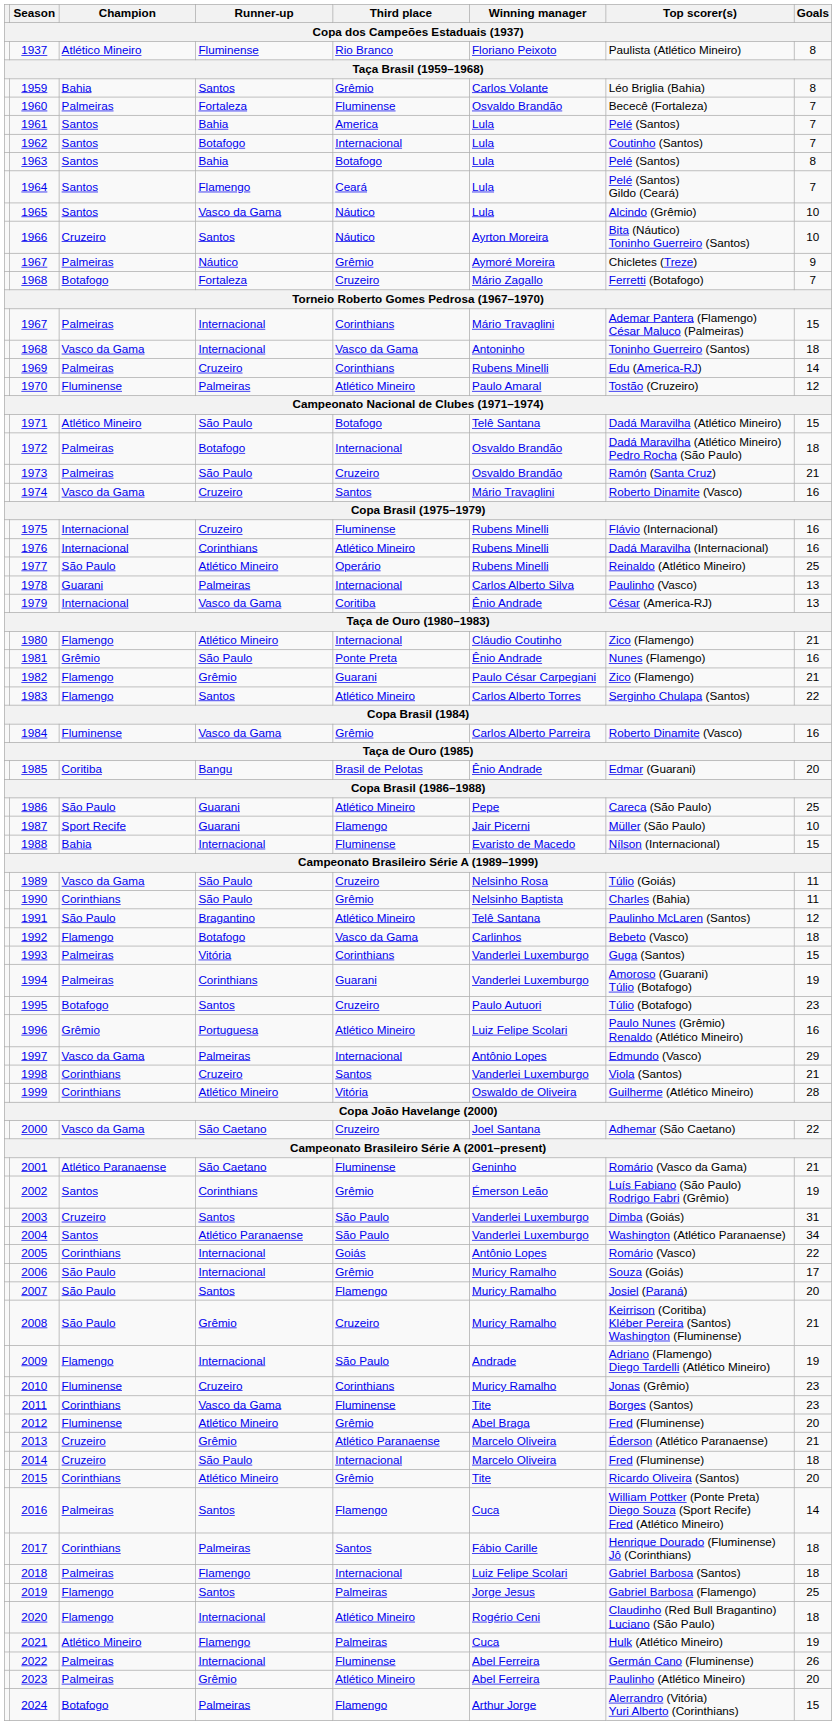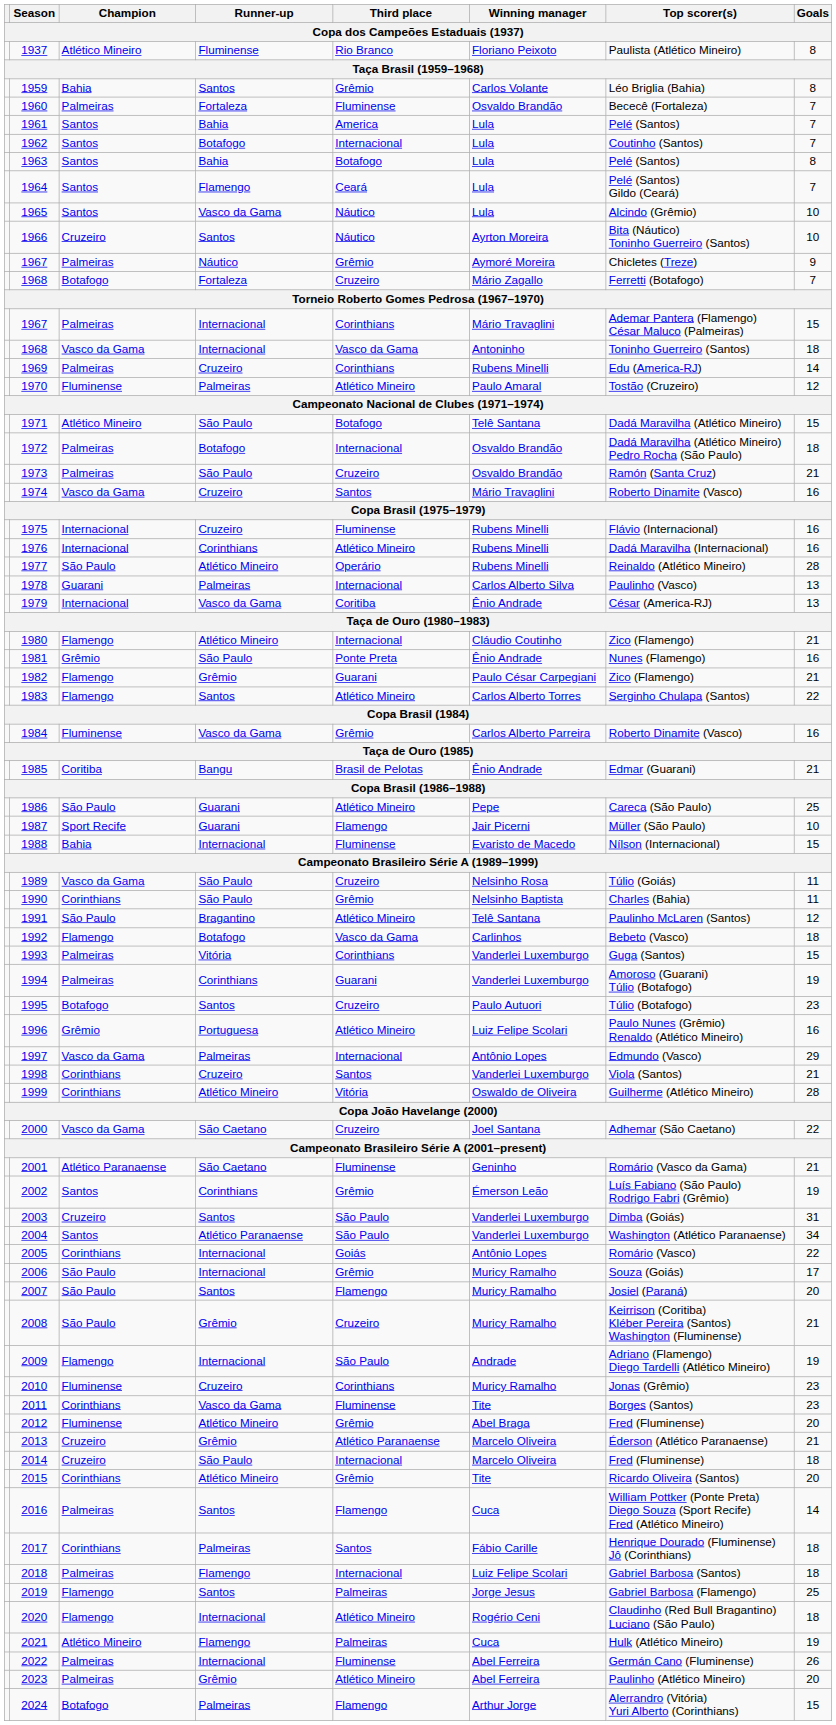(813, 566) 25 -> (813, 566) 28
(813, 770) 20 -> (813, 770) 21
